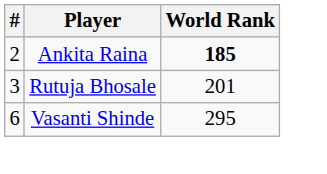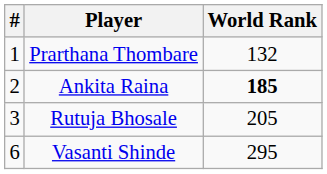+ row: (114, 53)
(220, 86) 201 -> (262, 119) 205
